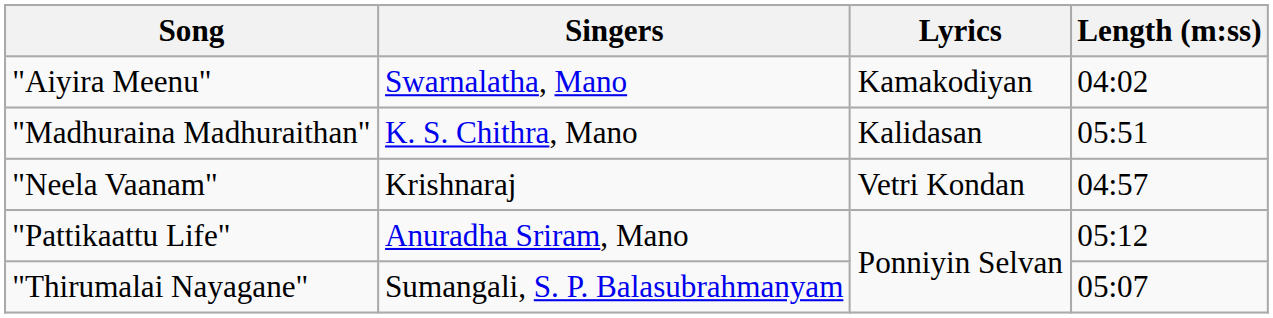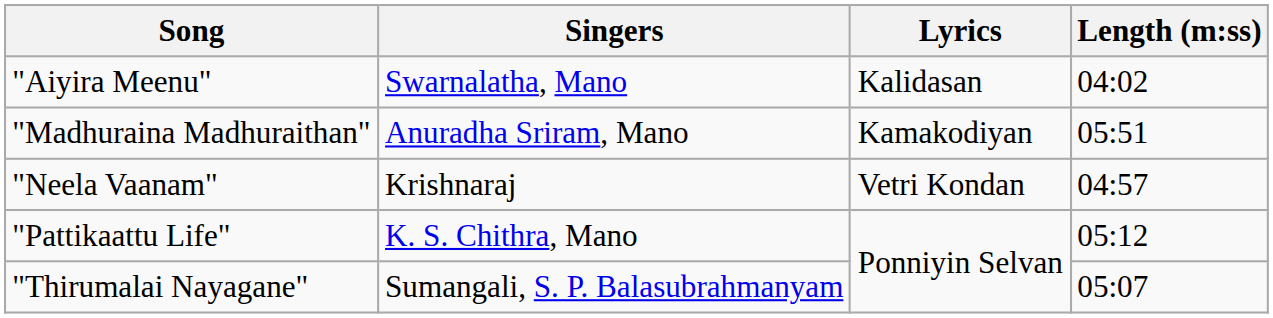(945, 81) Kamakodiyan -> (920, 81) Kalidasan
(511, 133) K. S. Chithra, Mano -> (537, 133) Anuradha Sriram, Mano
(920, 133) Kalidasan -> (945, 133) Kamakodiyan
(537, 235) Anuradha Sriram, Mano -> (511, 235) K. S. Chithra, Mano
